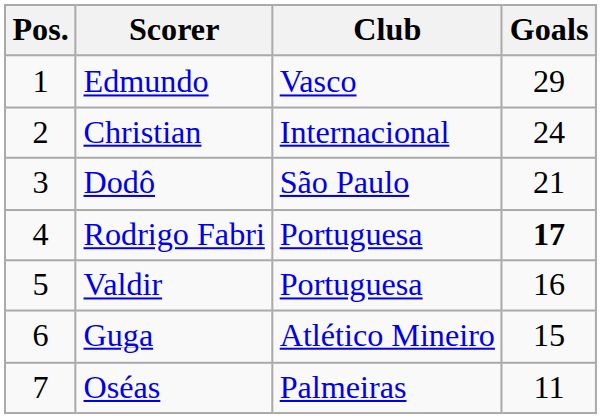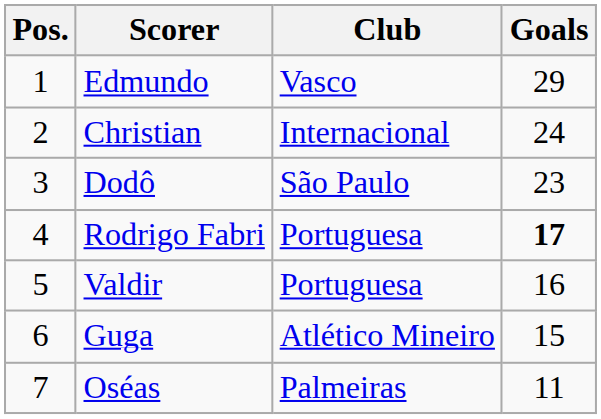(549, 183) 21 -> (549, 183) 23
